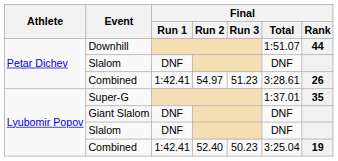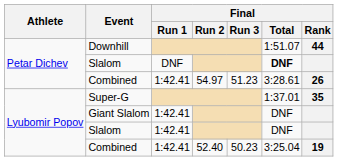(282, 64) normal -> (282, 64) bold
(172, 114) DNF -> (172, 114) 1:42.41
(172, 131) DNF -> (172, 131) 1:42.41
